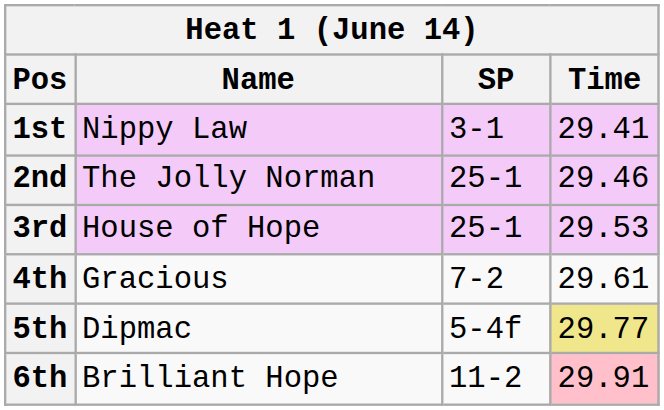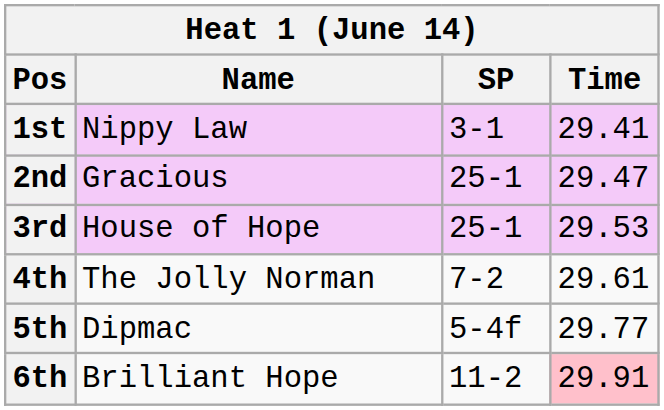(229, 179) The Jolly Norman -> (155, 179) Gracious
(603, 179) 29.46 -> (603, 179) 29.47
(155, 279) Gracious -> (229, 279) The Jolly Norman
(603, 329) khaki background -> (603, 329) no background
